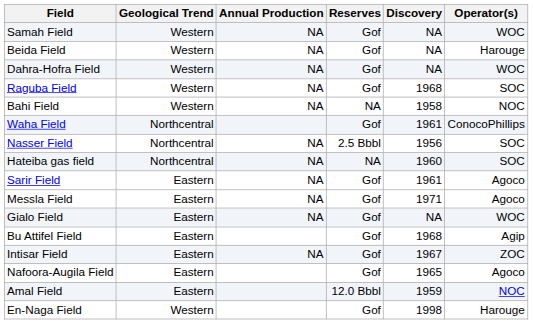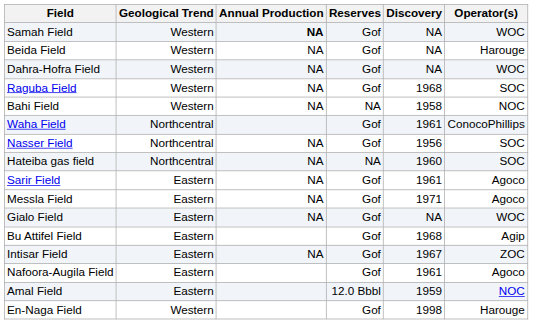(315, 32) normal -> (315, 32) bold
(359, 143) 2.5 Bbbl -> (371, 143) Gof
(429, 273) 1965 -> (429, 273) 1961
